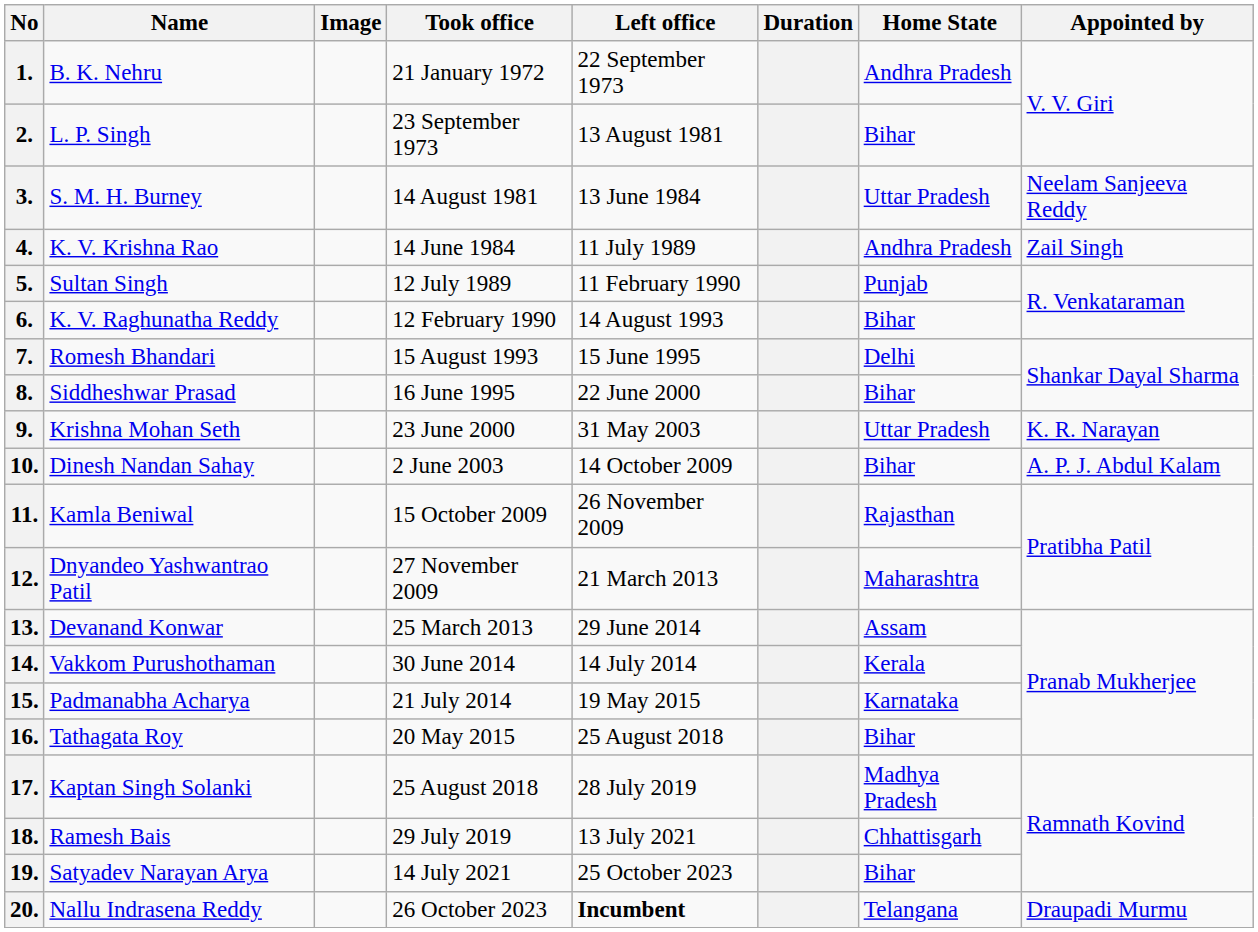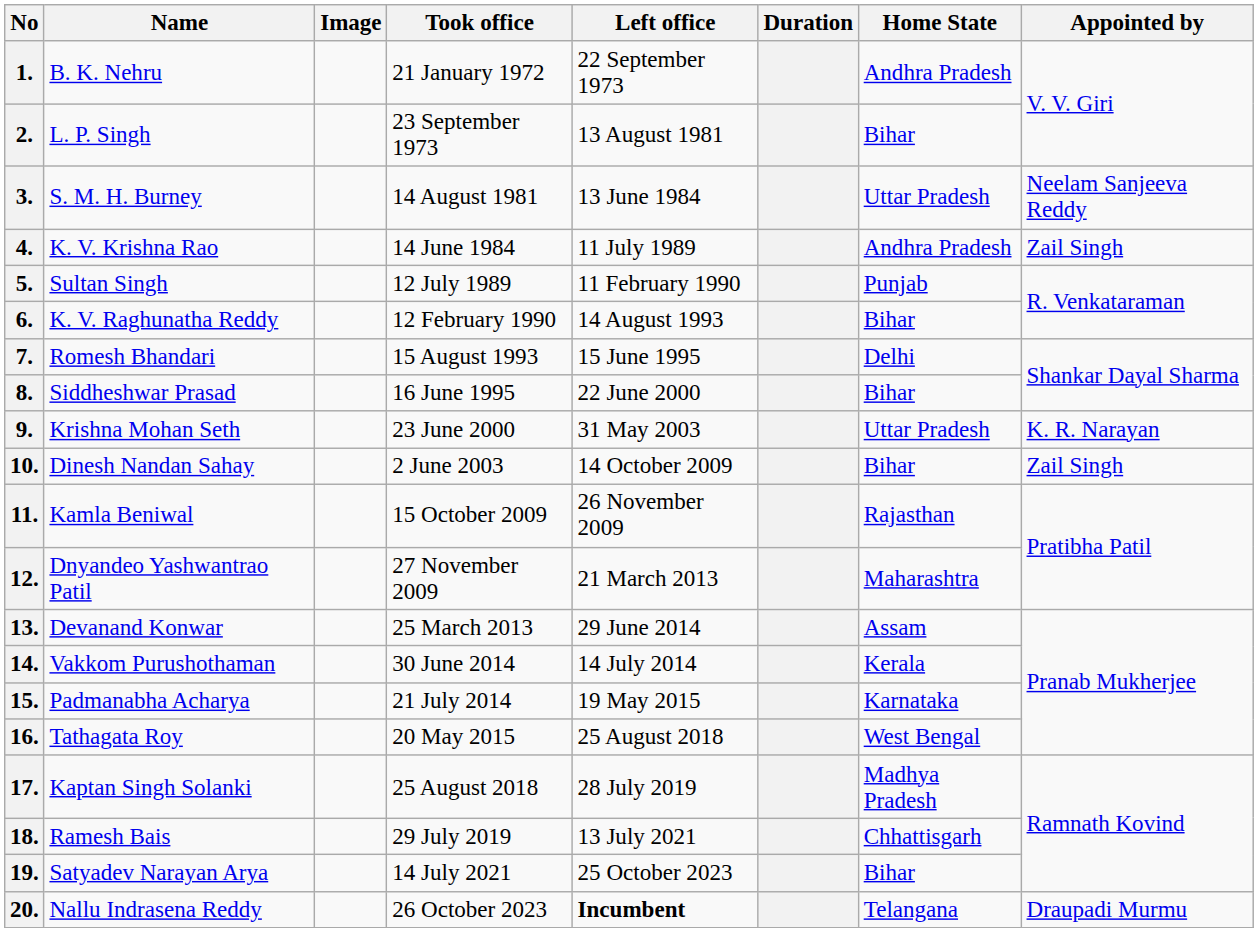(1123, 465) A. P. J. Abdul Kalam -> (1075, 465) Zail Singh
(889, 737) Bihar -> (922, 737) West Bengal
